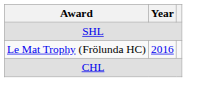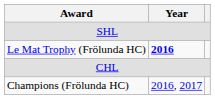(162, 49) normal -> (162, 49) bold
+ row: (68, 85)
